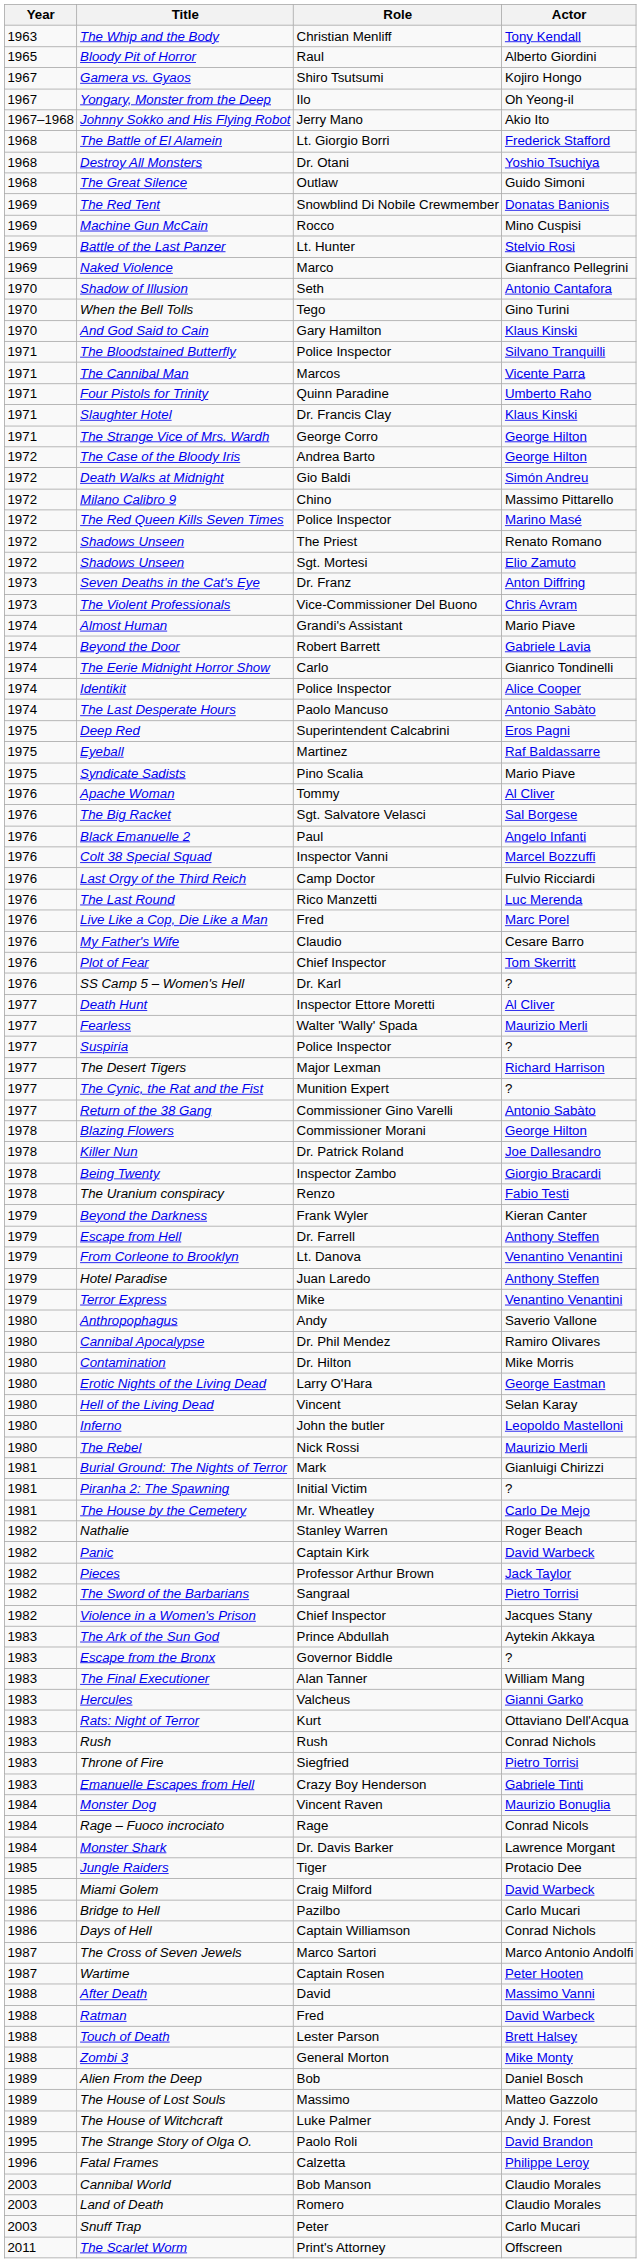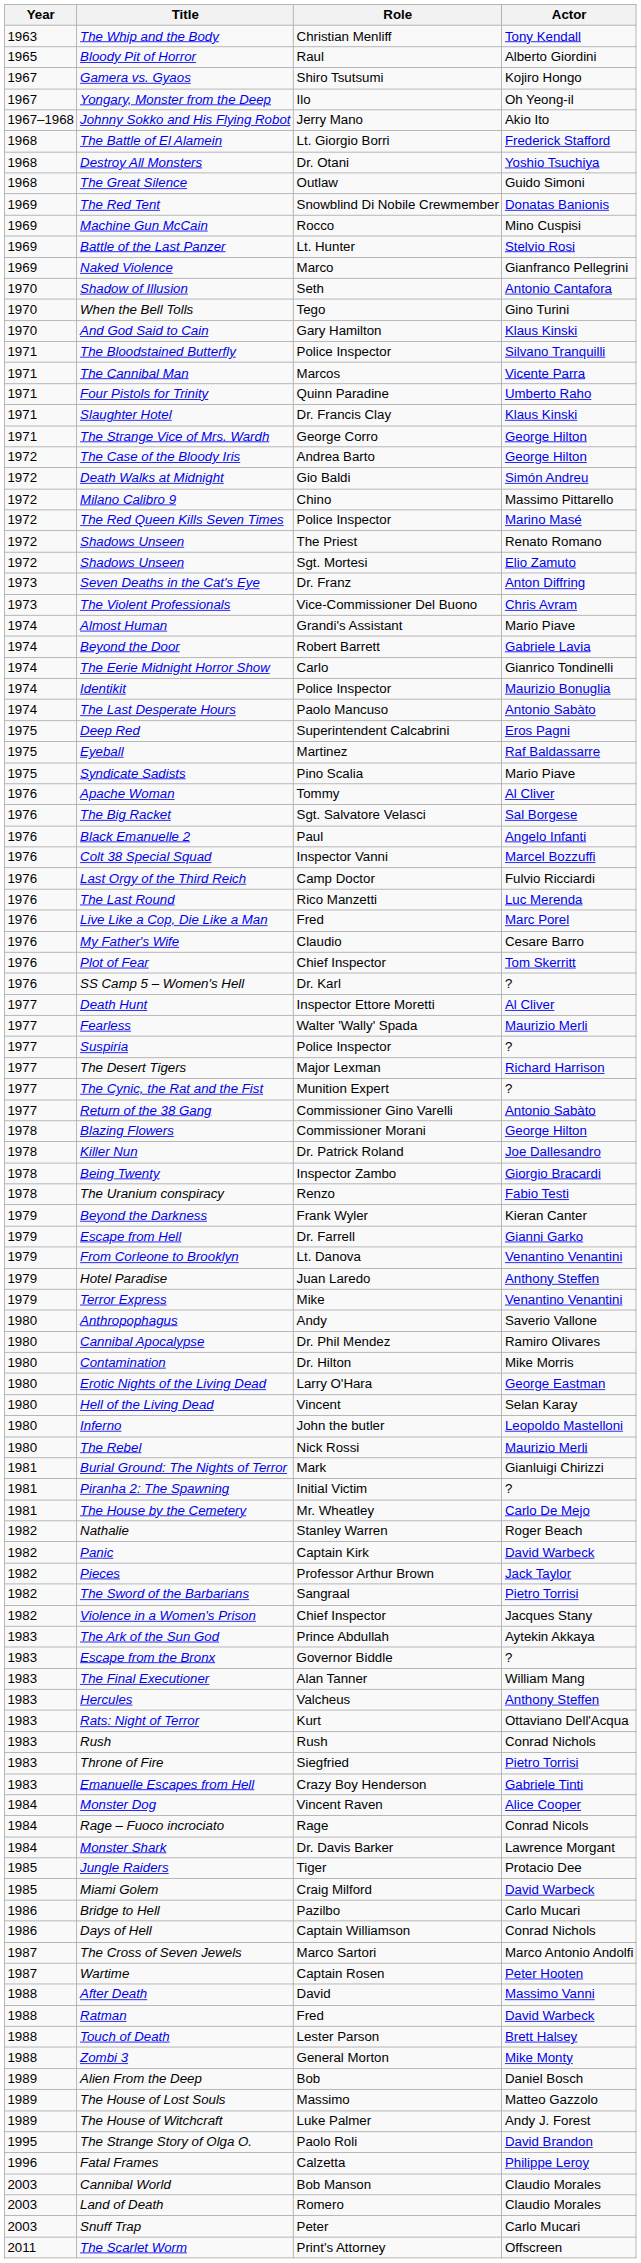(543, 688) Alice Cooper -> (558, 688) Maurizio Bonuglia
(552, 1236) Anthony Steffen -> (544, 1236) Gianni Garko
(544, 1699) Gianni Garko -> (552, 1699) Anthony Steffen
(558, 1805) Maurizio Bonuglia -> (543, 1805) Alice Cooper
